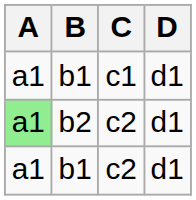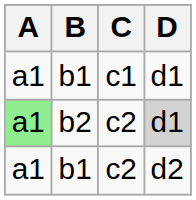(167, 122) no background -> (167, 122) lightgrey background
(167, 169) d1 -> (167, 169) d2
